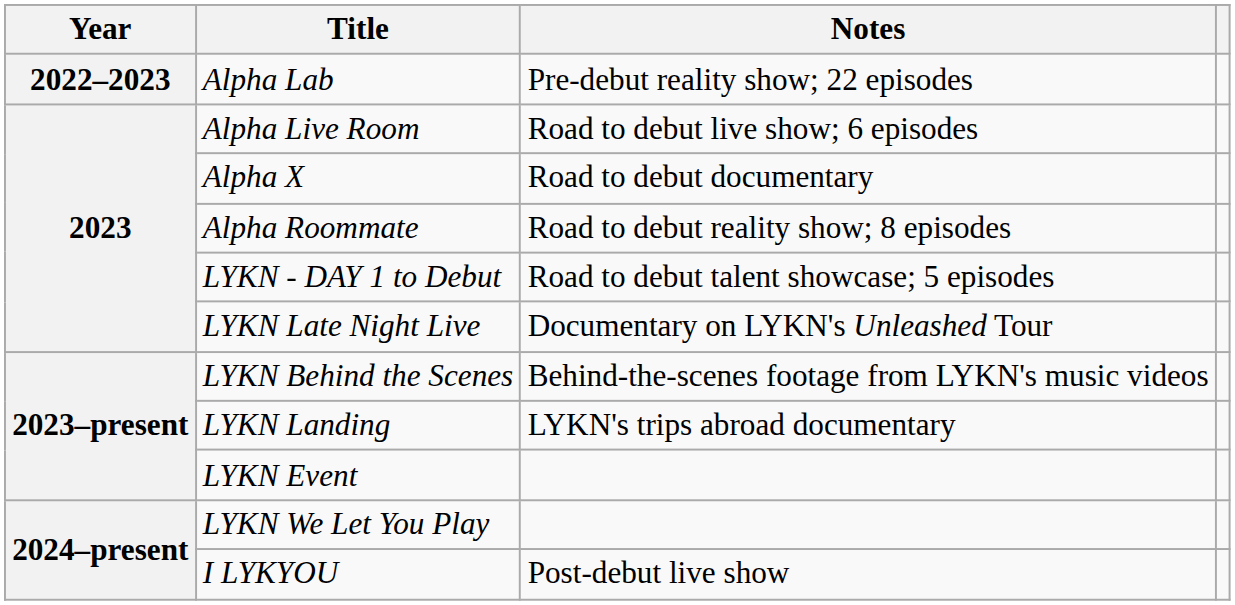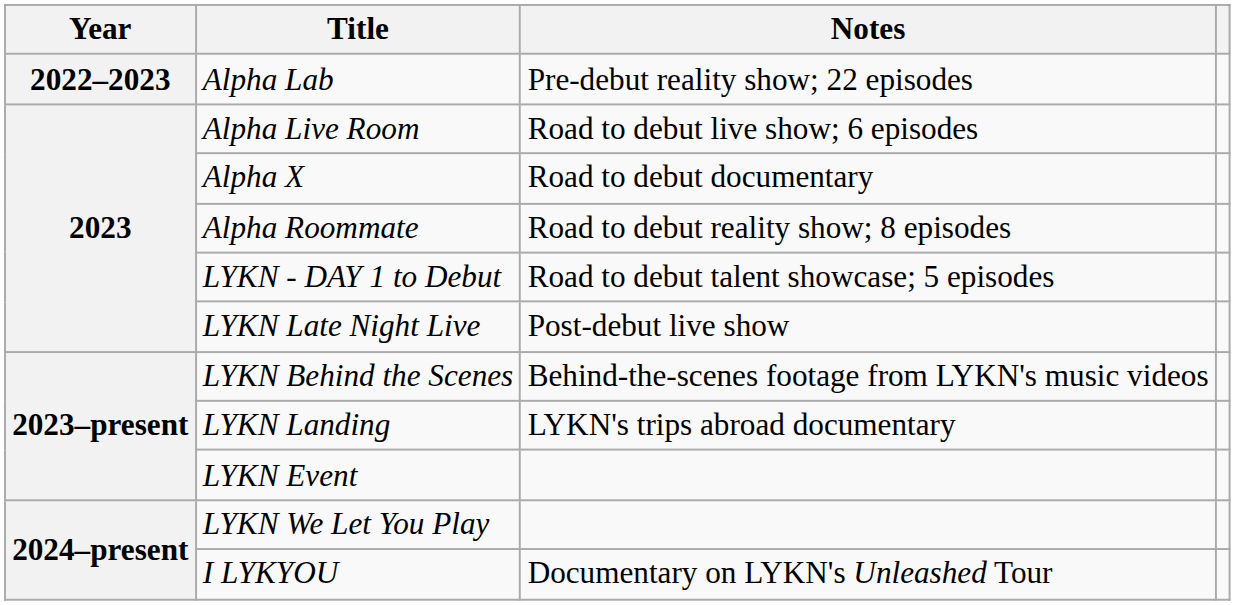(790, 326) Documentary on LYKN's Unleashed Tour -> (658, 326) Post-debut live show
(658, 573) Post-debut live show -> (790, 573) Documentary on LYKN's Unleashed Tour
